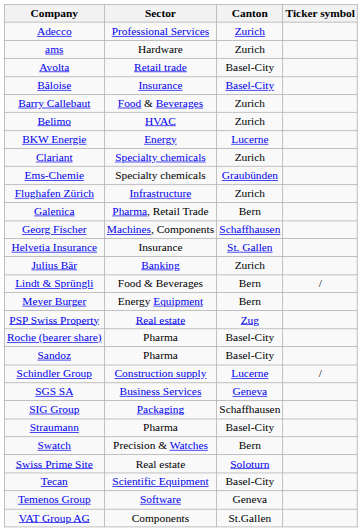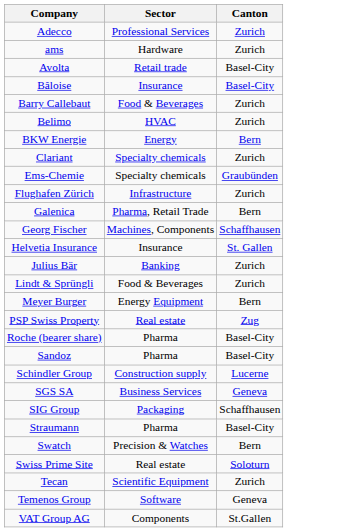- column: (320, 13)
(250, 139) Lucerne -> (250, 139) Bern
(250, 283) Bern -> (250, 283) Zurich
(250, 481) Basel-City -> (250, 481) Zurich
